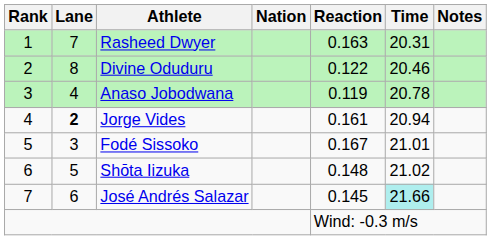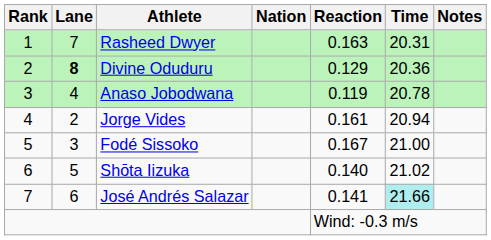(74, 68) normal -> (74, 68) bold
(348, 68) 0.122 -> (348, 68) 0.129
(410, 68) 20.46 -> (410, 68) 20.36
(74, 119) bold -> (74, 119) normal
(410, 145) 21.01 -> (410, 145) 21.00
(348, 171) 0.148 -> (348, 171) 0.140
(348, 196) 0.145 -> (348, 196) 0.141
